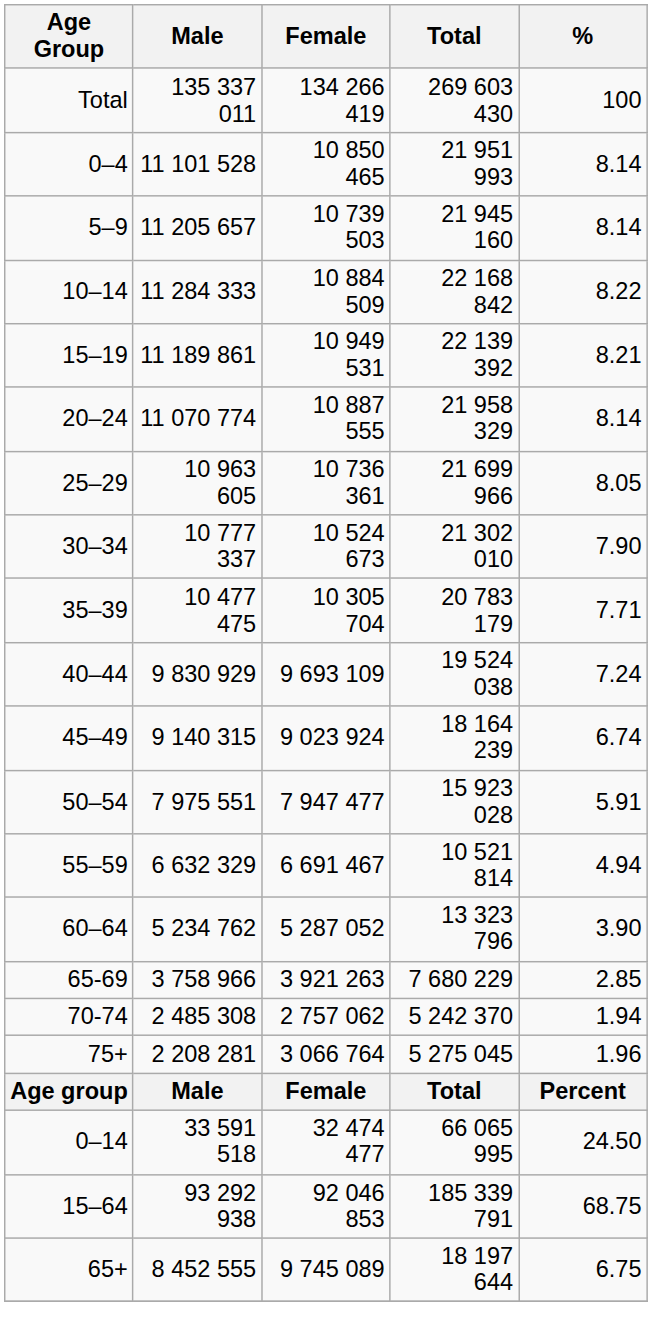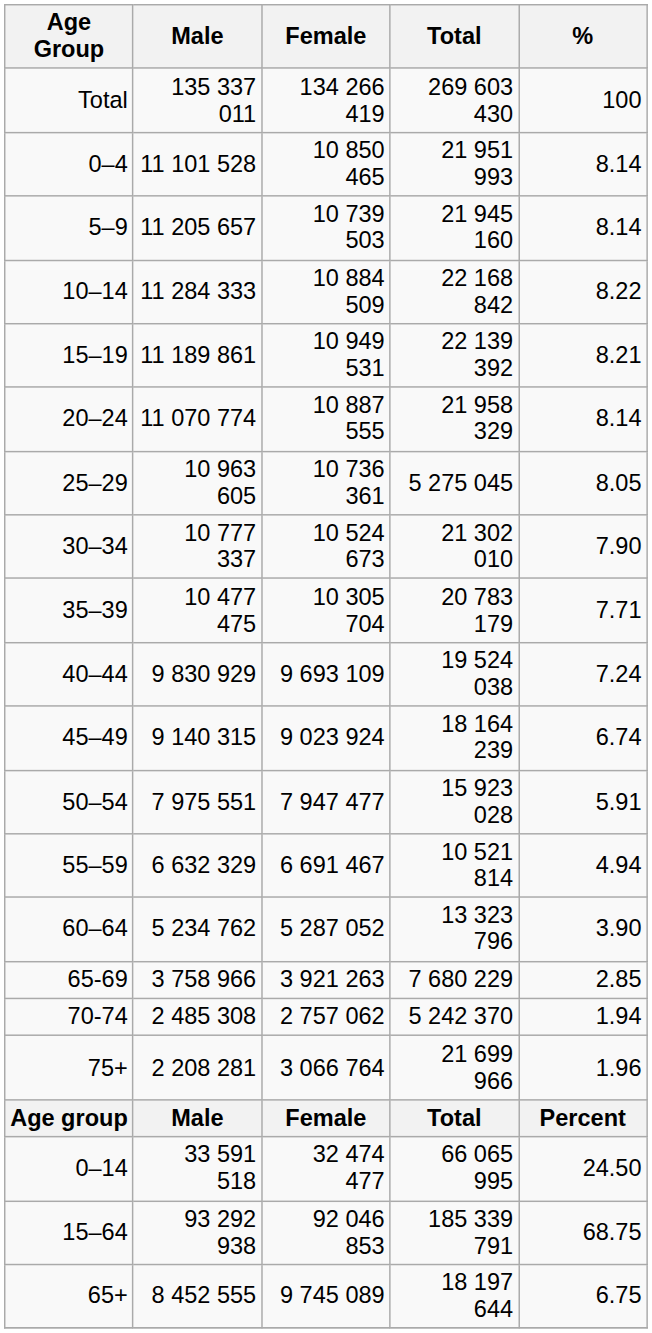(477, 482) 21 699 966 -> (461, 482) 5 275 045
(461, 1054) 5 275 045 -> (477, 1067) 21 699 966
